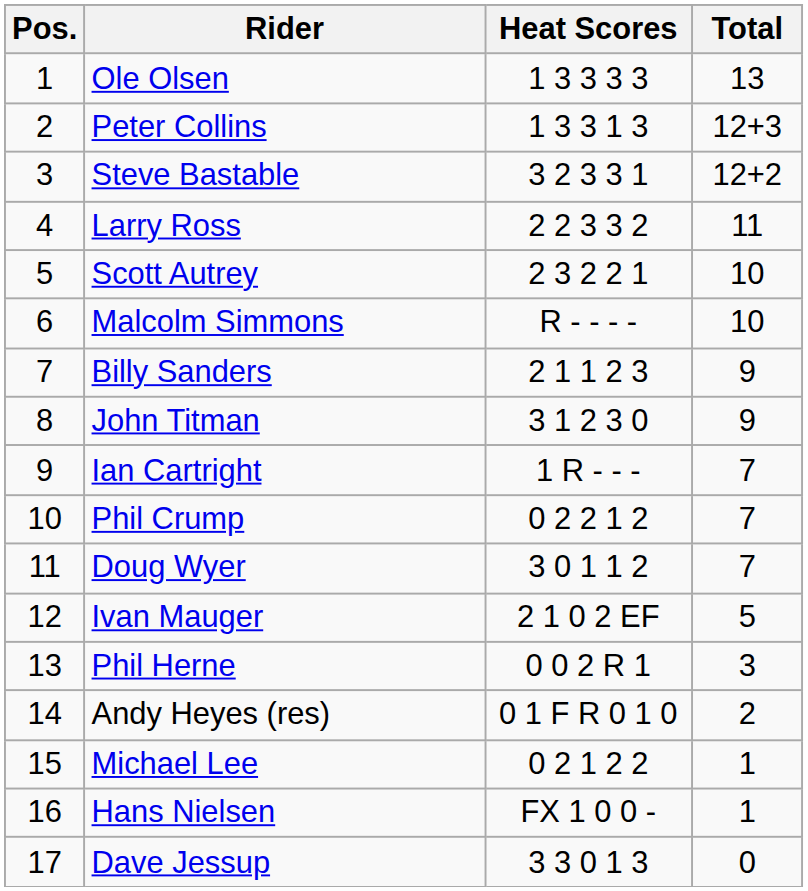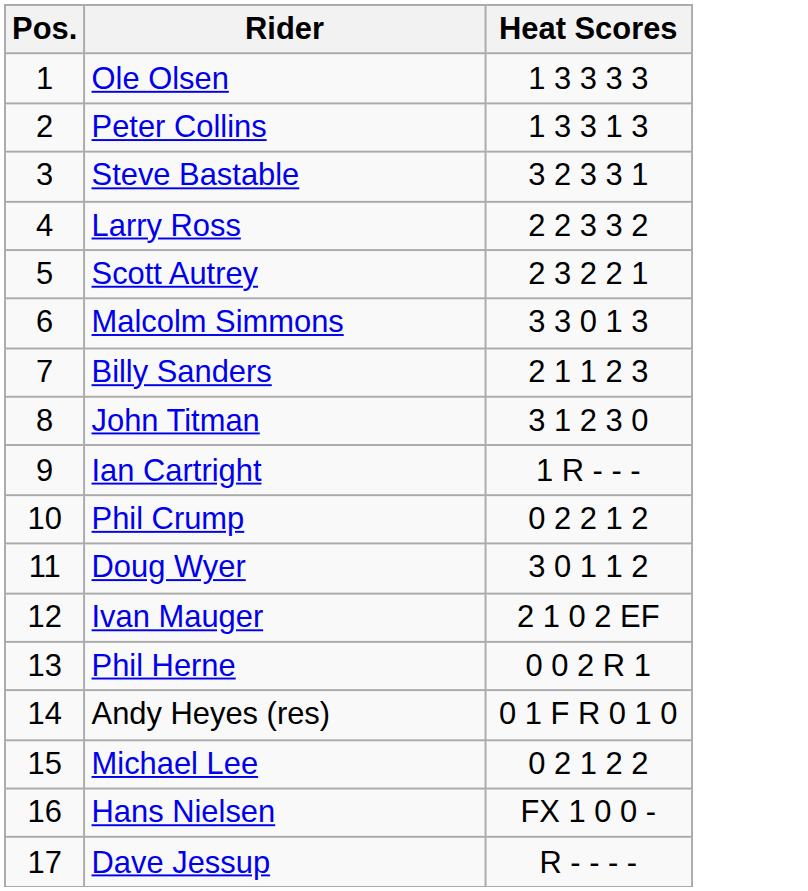- column: (747, 28)
(588, 322) R - - - - -> (588, 322) 3 3 0 1 3
(588, 861) 3 3 0 1 3 -> (588, 861) R - - - -
